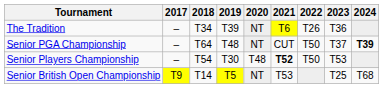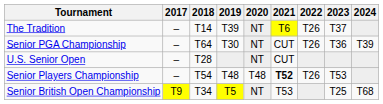(203, 28) T34 -> (203, 28) T14
(338, 28) T36 -> (338, 28) T37
(230, 44) T48 -> (230, 44) T30
(311, 44) T50 -> (311, 44) T26
(338, 44) T37 -> (338, 44) T36
(365, 44) bold -> (365, 44) normal
+ row: (46, 60)
(230, 60) T30 -> (230, 76) T48
(311, 60) T50 -> (311, 76) T26
(203, 76) T14 -> (203, 92) T34
